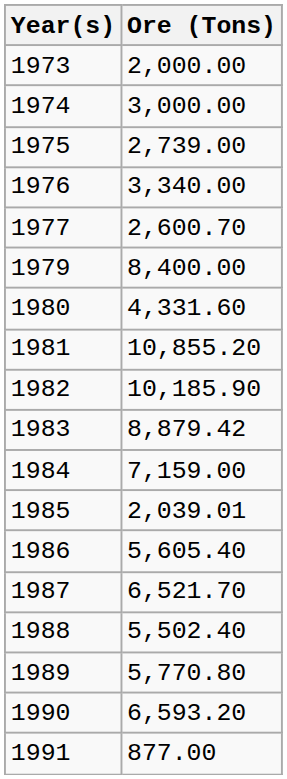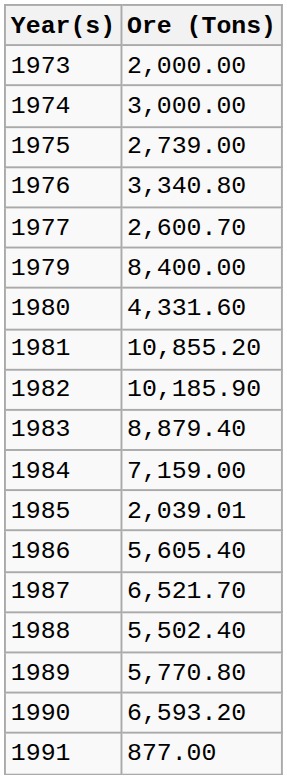(187, 187) 3,340.00 -> (187, 187) 3,340.80
(187, 430) 8,879.42 -> (187, 430) 8,879.40
